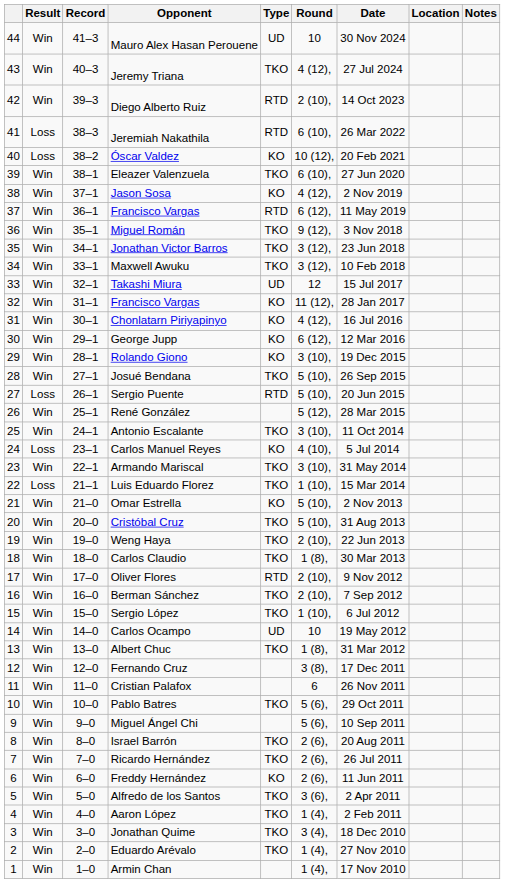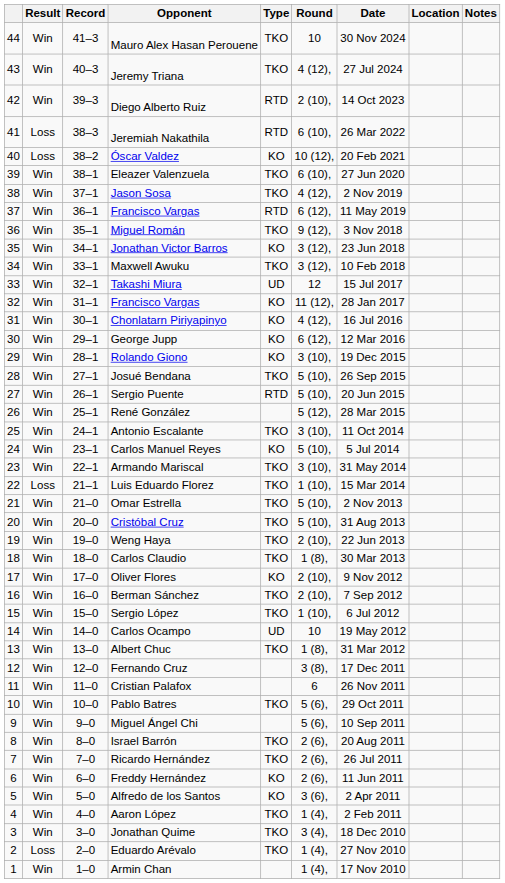(276, 38) UD -> (276, 38) TKO
(276, 193) KO -> (276, 193) TKO
(276, 248) TKO -> (276, 248) KO
(43, 394) Loss -> (43, 394) Win
(43, 449) Loss -> (43, 449) Win
(314, 449) 4 (10), -> (314, 449) 5 (10),
(276, 503) KO -> (276, 503) TKO
(276, 577) RTD -> (276, 577) KO
(276, 796) TKO -> (276, 796) KO
(43, 851) Win -> (43, 851) Loss
